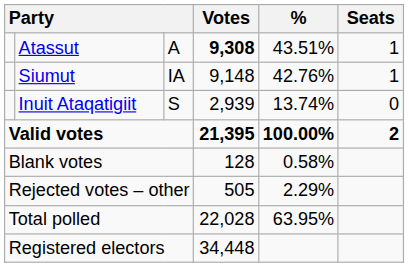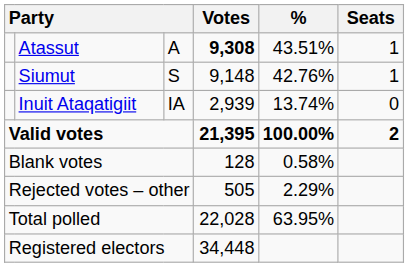(176, 76) IA -> (174, 76) S
(174, 104) S -> (176, 104) IA
